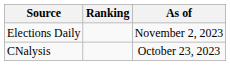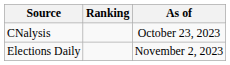rows swapped: (29, 51) <-> (44, 32)
